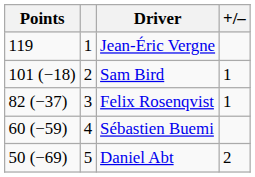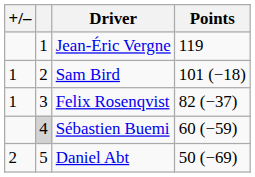columns swapped: (234, 18) <-> (42, 18)
(88, 129) no background -> (44, 129) lightgrey background
